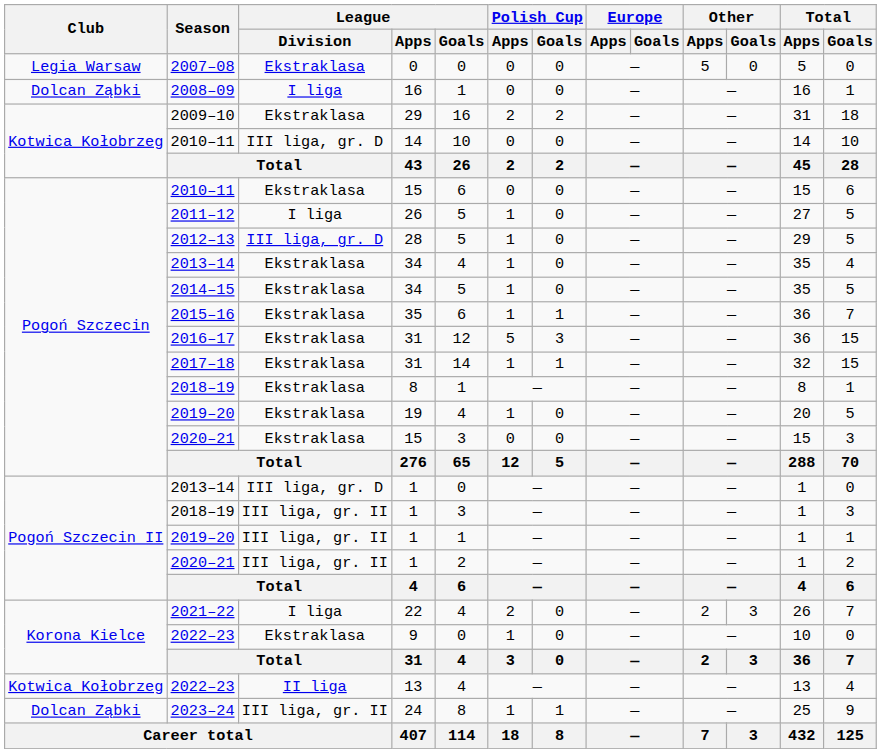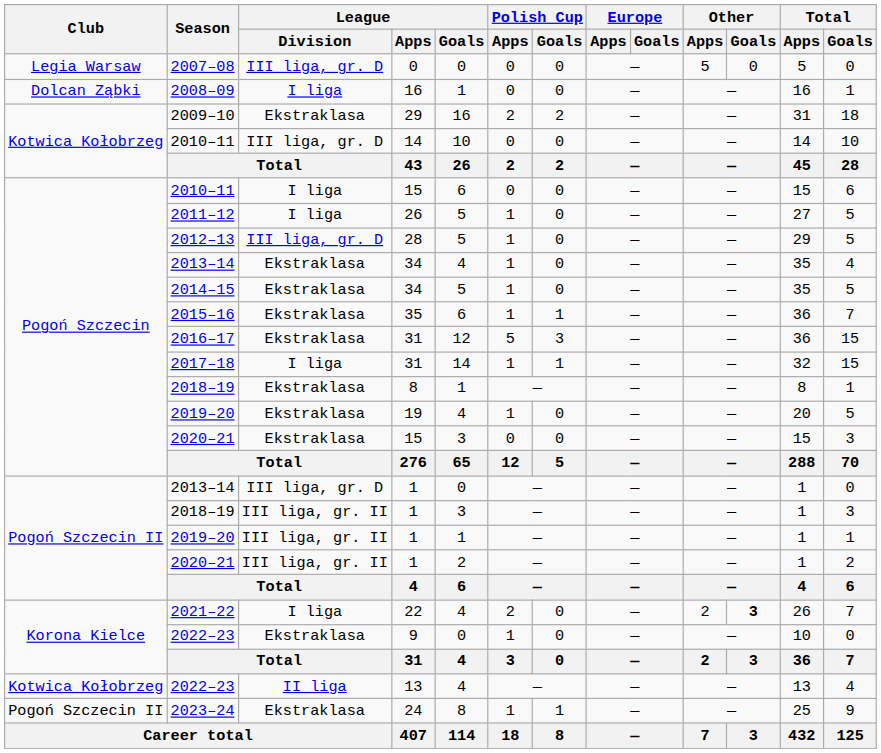(315, 67) Ekstraklasa -> (315, 67) III liga, gr. D
(315, 191) Ekstraklasa -> (315, 191) I liga
(315, 364) Ekstraklasa -> (315, 364) I liga
(753, 612) normal -> (753, 612) bold
(86, 711) Dolcan Ząbki -> (86, 711) Pogoń Szczecin II
(315, 711) III liga, gr. II -> (315, 711) Ekstraklasa
